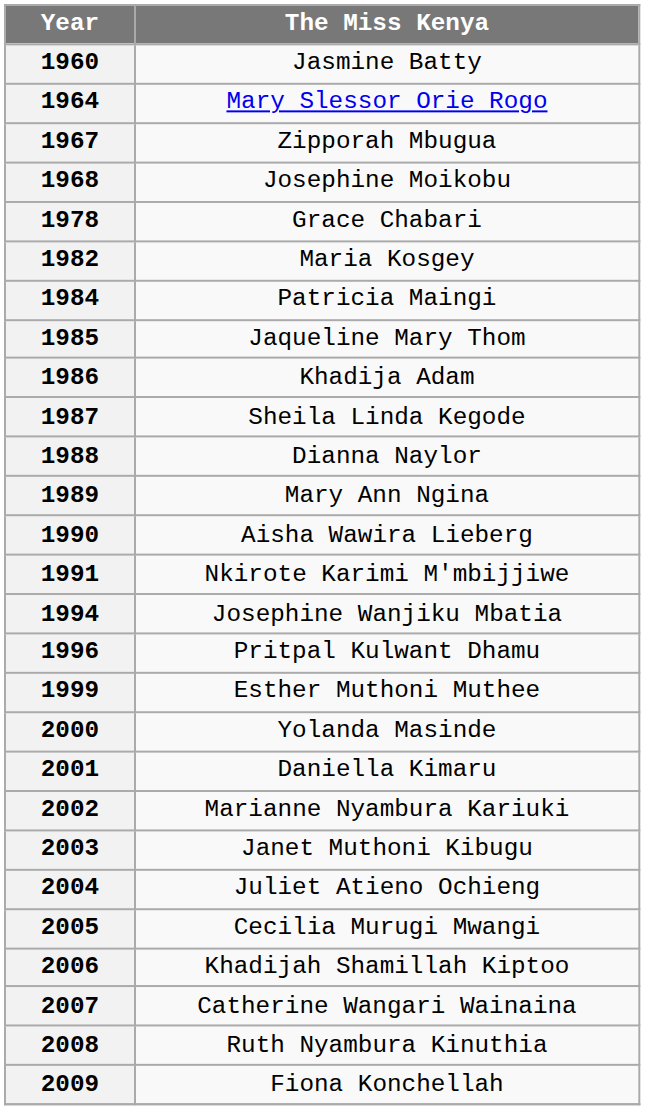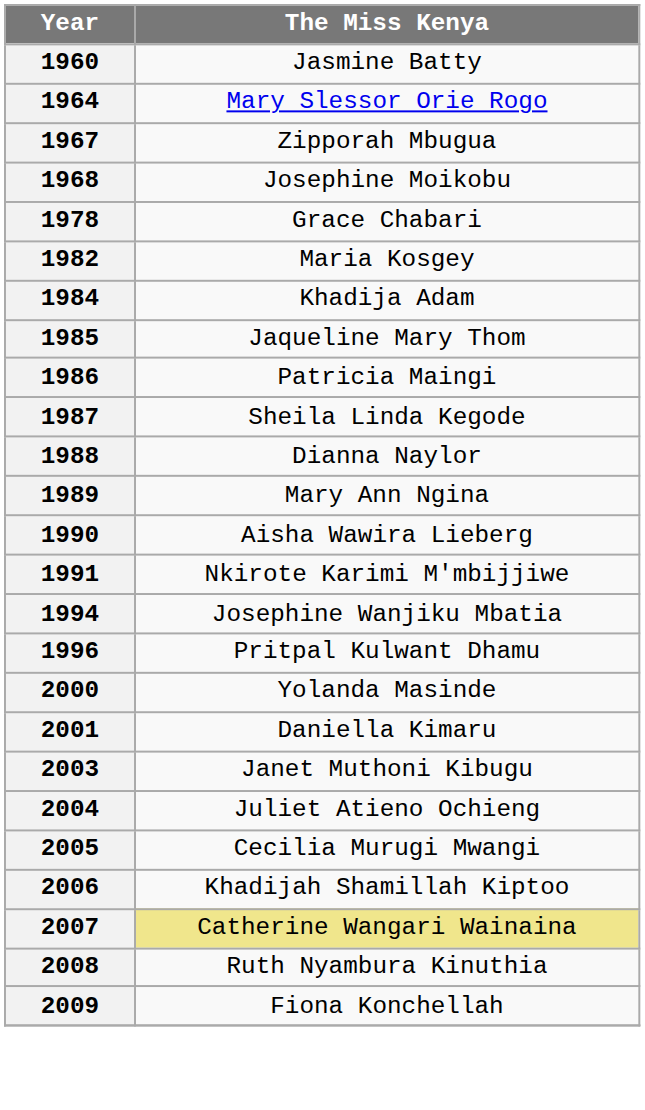(387, 300) Patricia Maingi -> (387, 300) Khadija Adam
(387, 378) Khadija Adam -> (387, 378) Patricia Maingi
- row: (70, 693)
- row: (70, 811)
(387, 1007) no background -> (387, 928) khaki background
